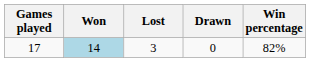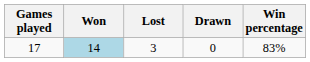(274, 47) 82% -> (274, 47) 83%
